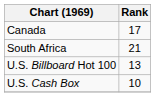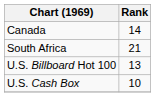(135, 30) 17 -> (135, 30) 14
